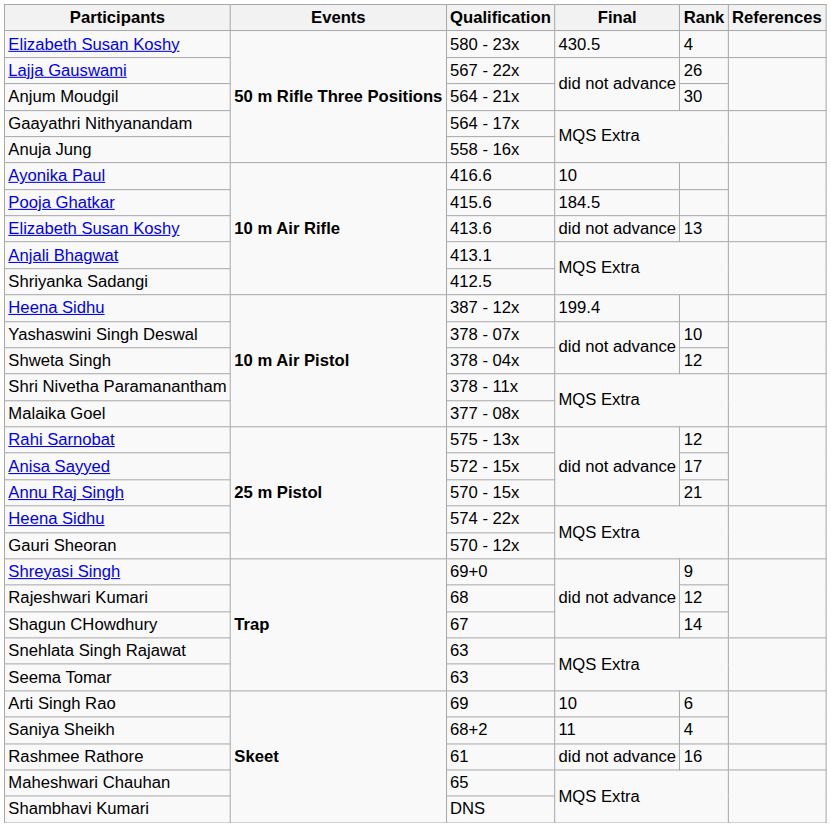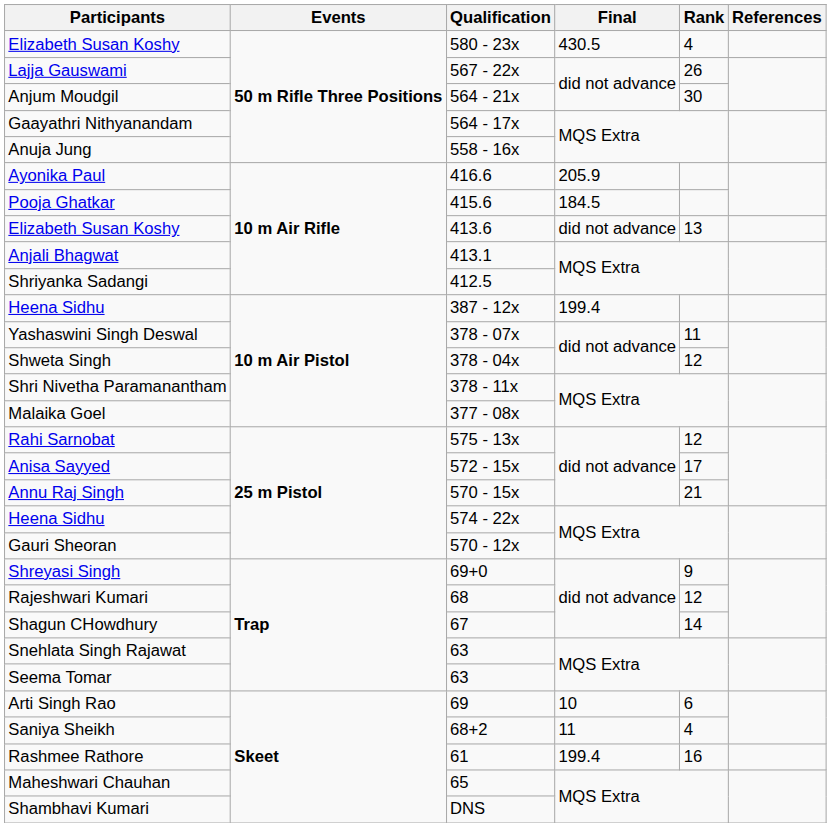(568, 176) 10 -> (579, 176) 205.9
(693, 334) 10 -> (692, 334) 11
(617, 756) did not advance -> (579, 756) 199.4
